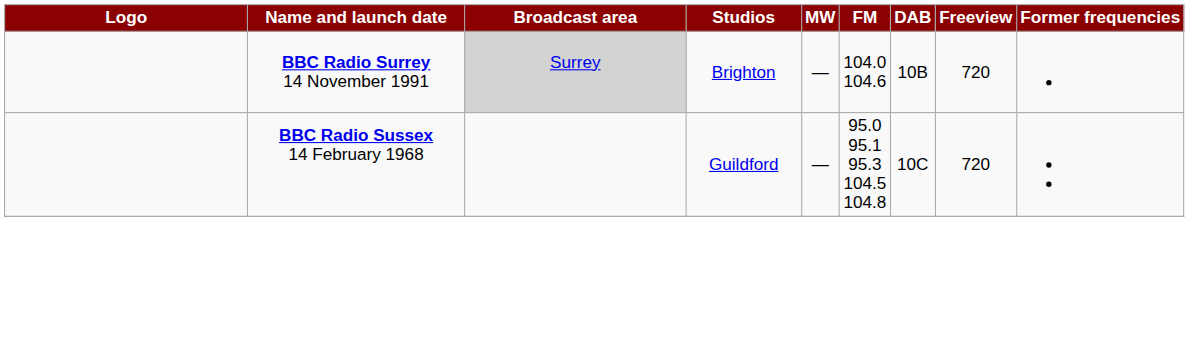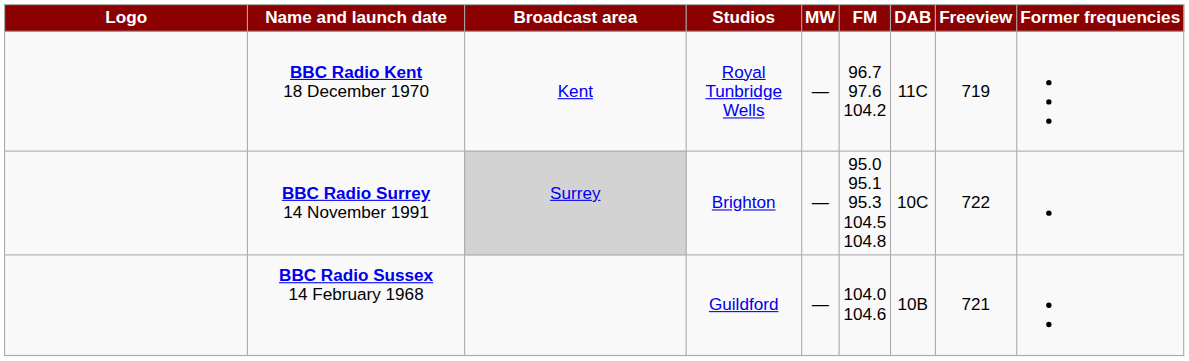+ row: (356, 81)
(865, 71) 104.0 104.6 -> (865, 202) 95.0 95.1 95.3 104.5 104.8
(913, 71) 10B -> (913, 202) 10C
(976, 71) 720 -> (976, 202) 722
(865, 164) 95.0 95.1 95.3 104.5 104.8 -> (865, 304) 104.0 104.6
(913, 164) 10C -> (913, 304) 10B
(976, 164) 720 -> (976, 304) 721
